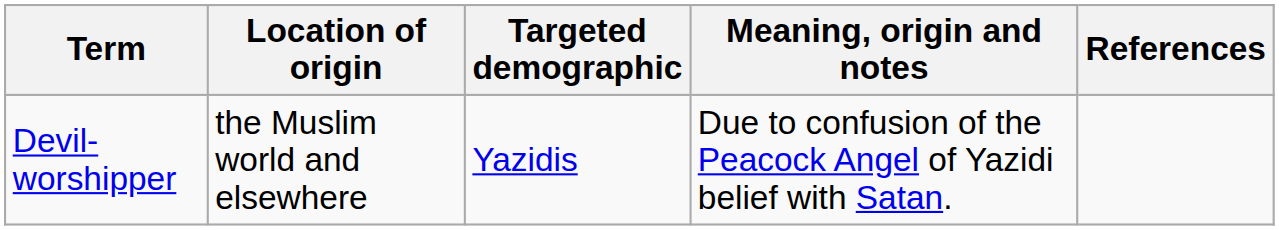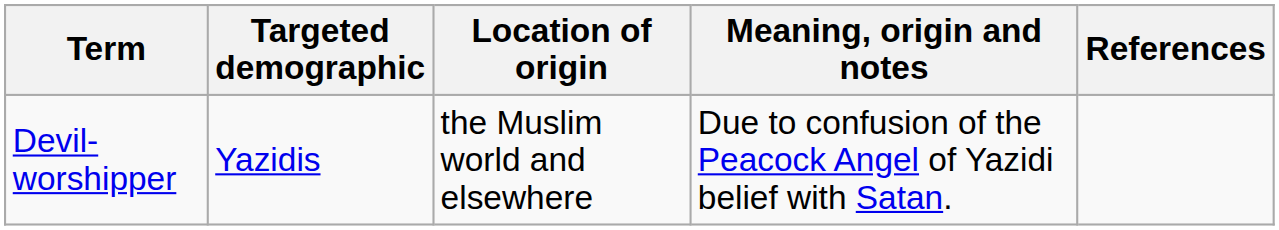columns swapped: (336, 49) <-> (577, 49)
